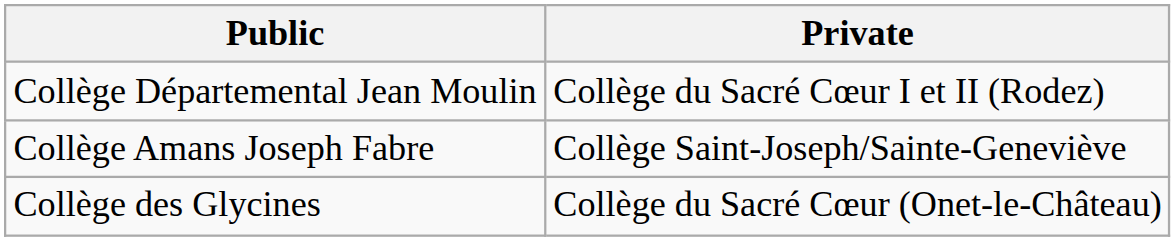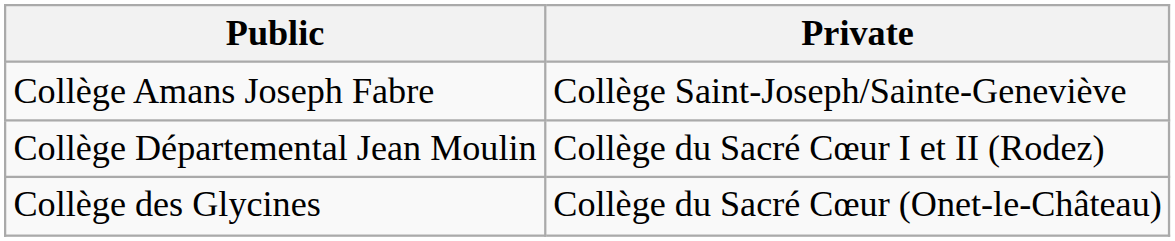rows swapped: (224, 147) <-> (275, 90)
